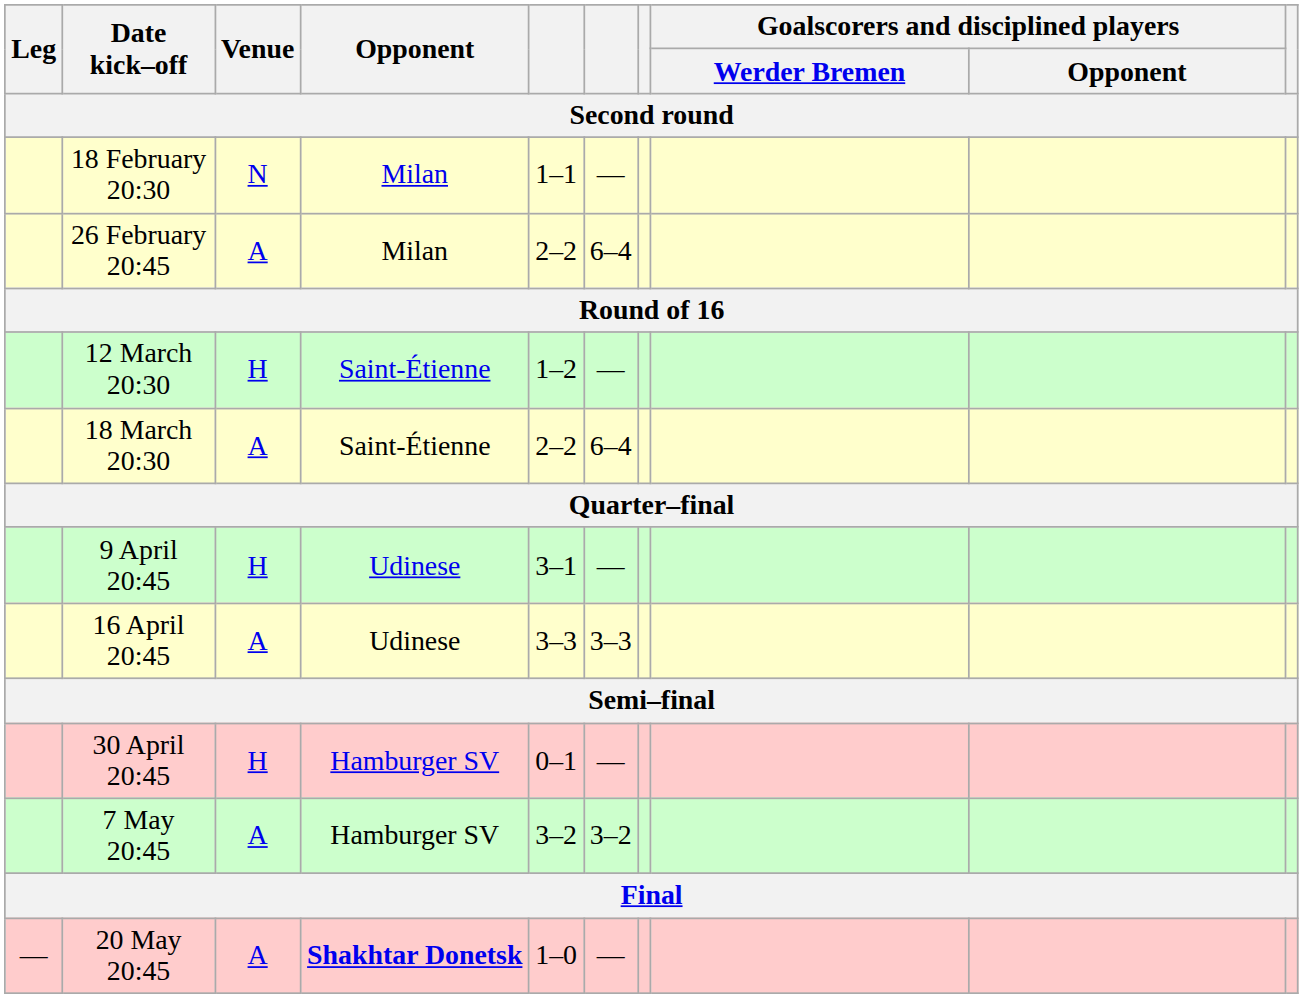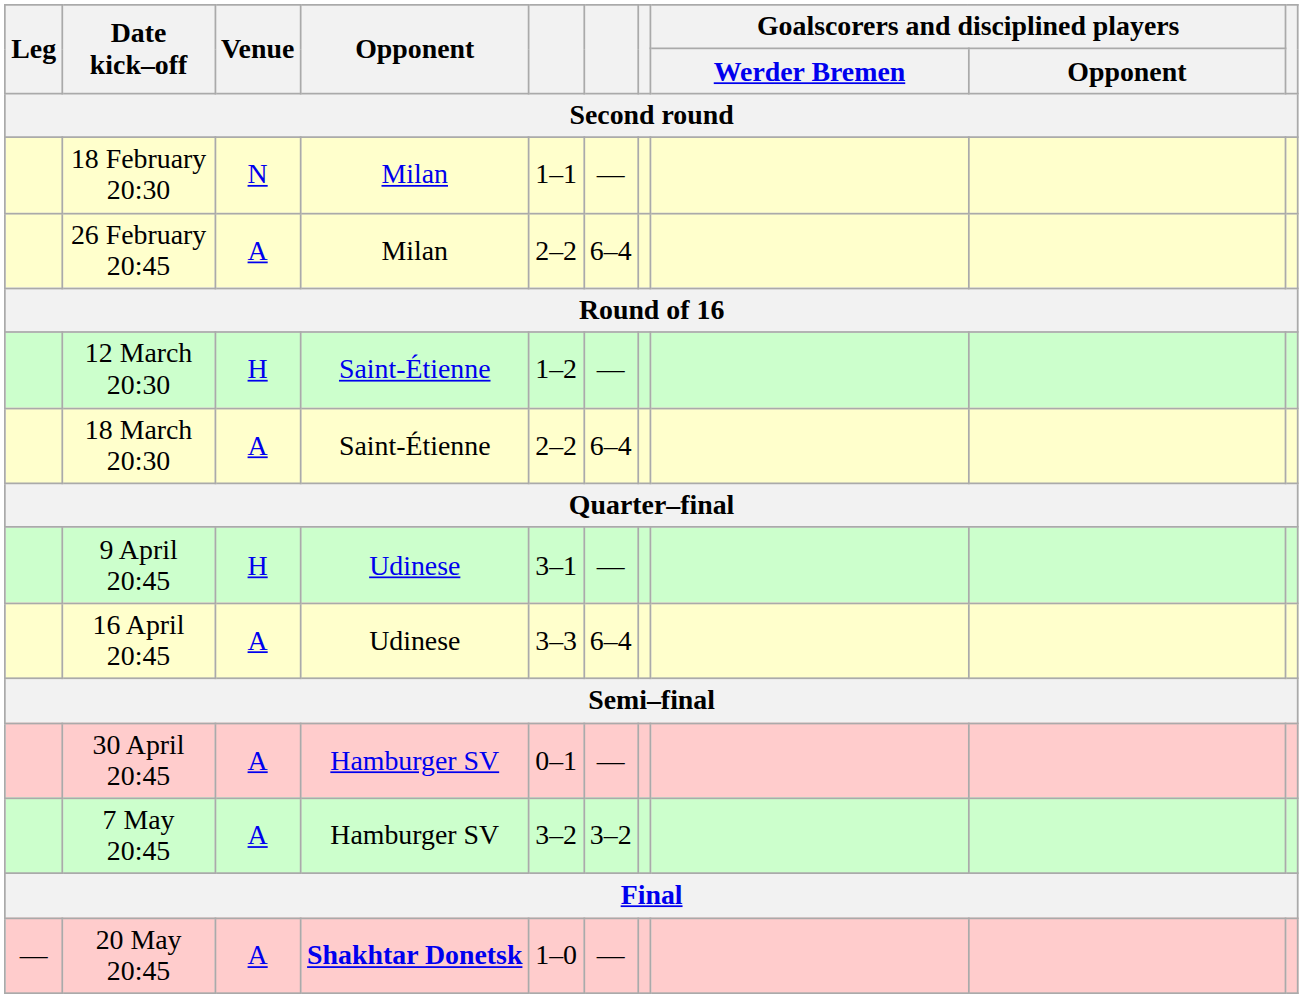(611, 640) 3–3 -> (611, 640) 6–4
(258, 759) H -> (258, 759) A
